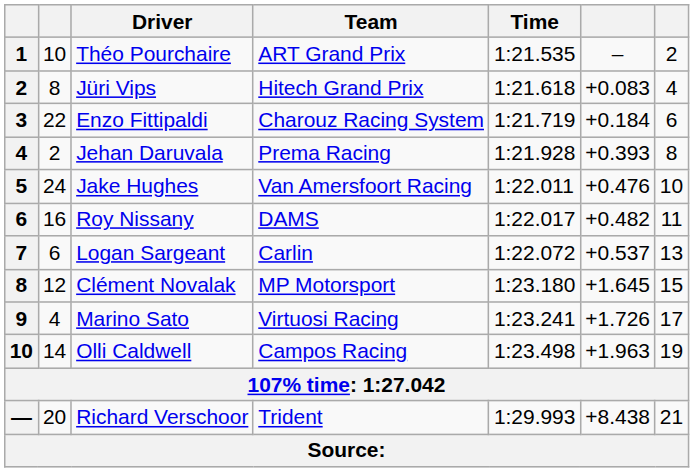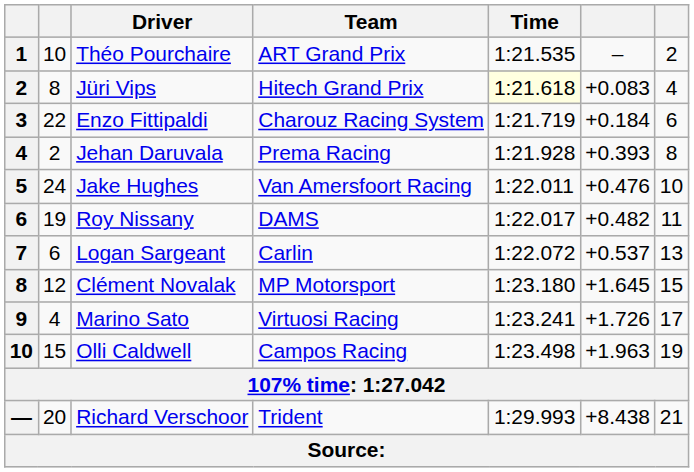(535, 87) no background -> (535, 87) lightyellow background
(55, 219) 16 -> (55, 219) 19
(55, 351) 14 -> (55, 351) 15
